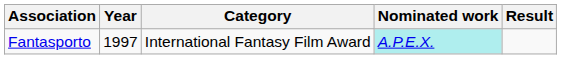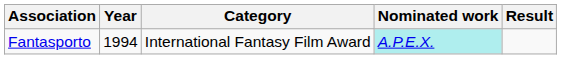(120, 41) 1997 -> (120, 41) 1994
